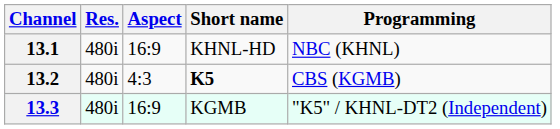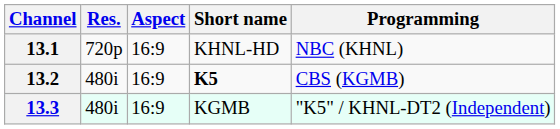(102, 49) 480i -> (104, 49) 720p
(140, 78) 4:3 -> (148, 78) 16:9
